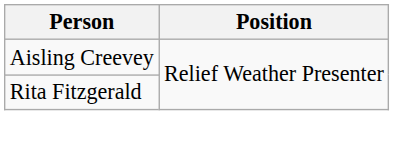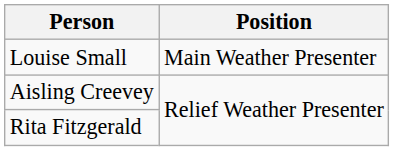+ row: (68, 57)
